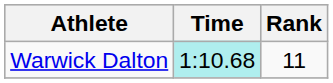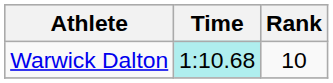(294, 59) 11 -> (294, 59) 10
